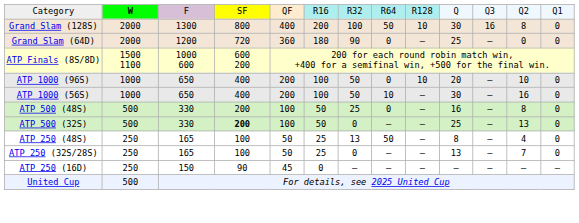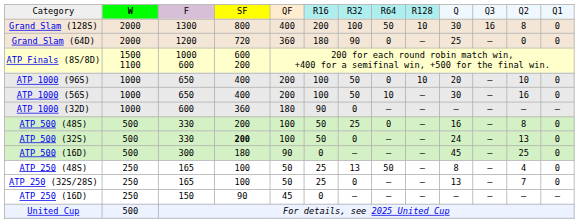+ row: (53, 109)
(456, 124) 25 -> (456, 138) 24
+ row: (53, 153)
